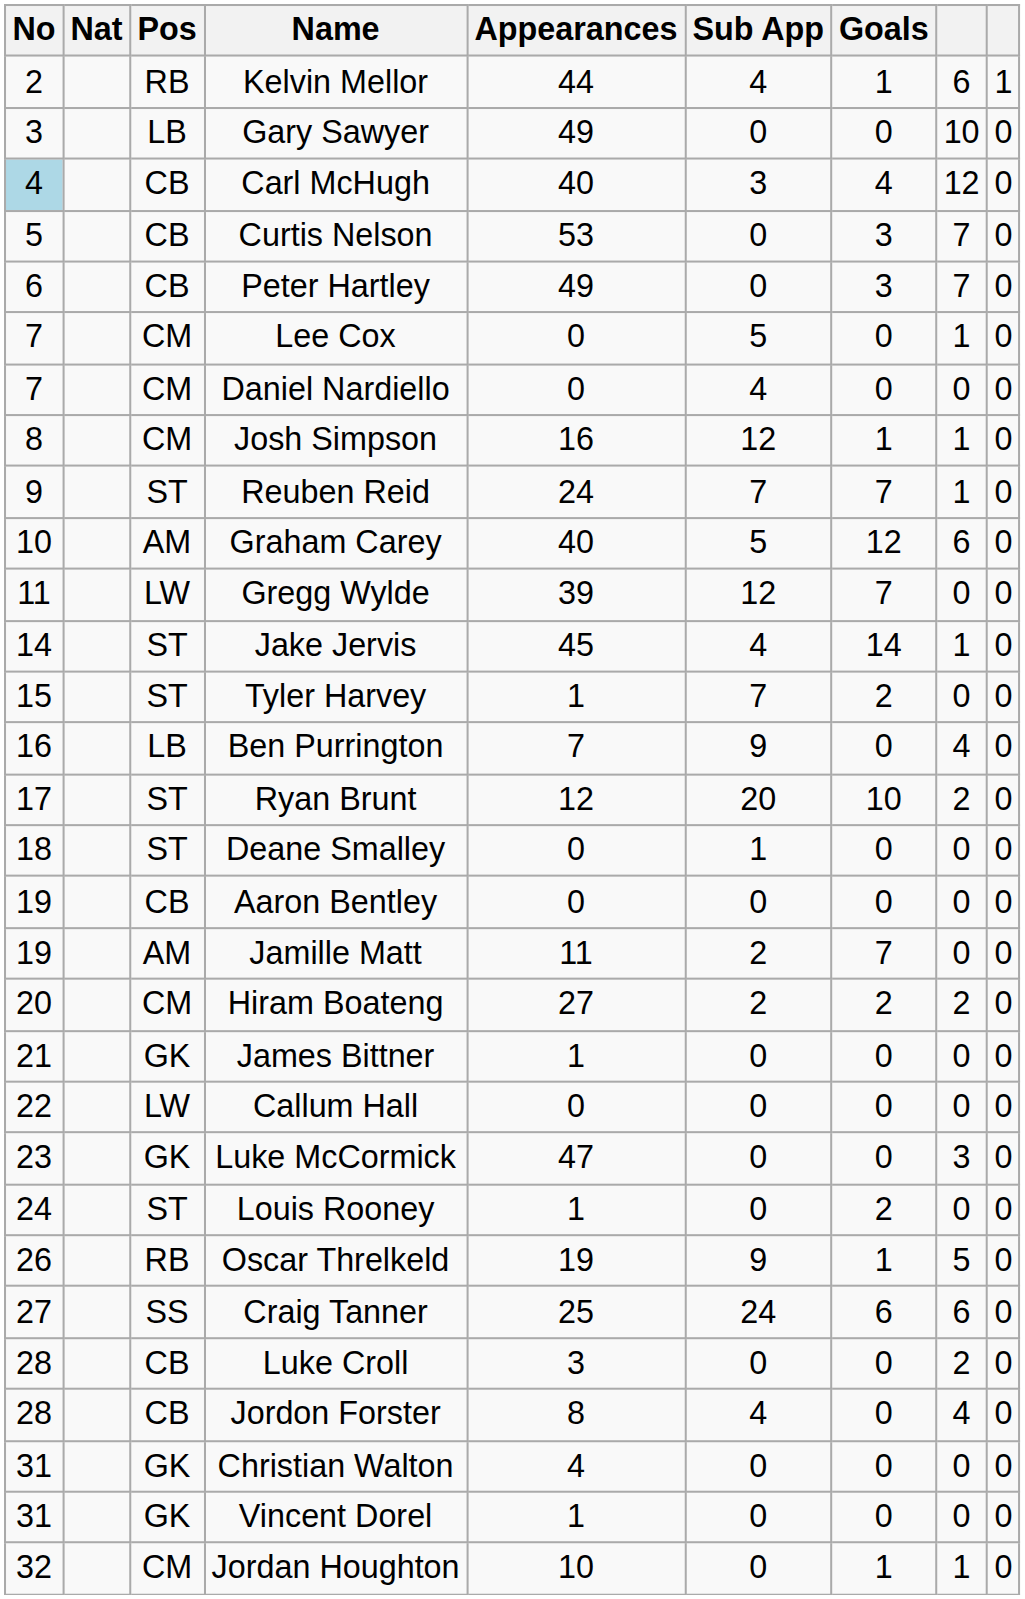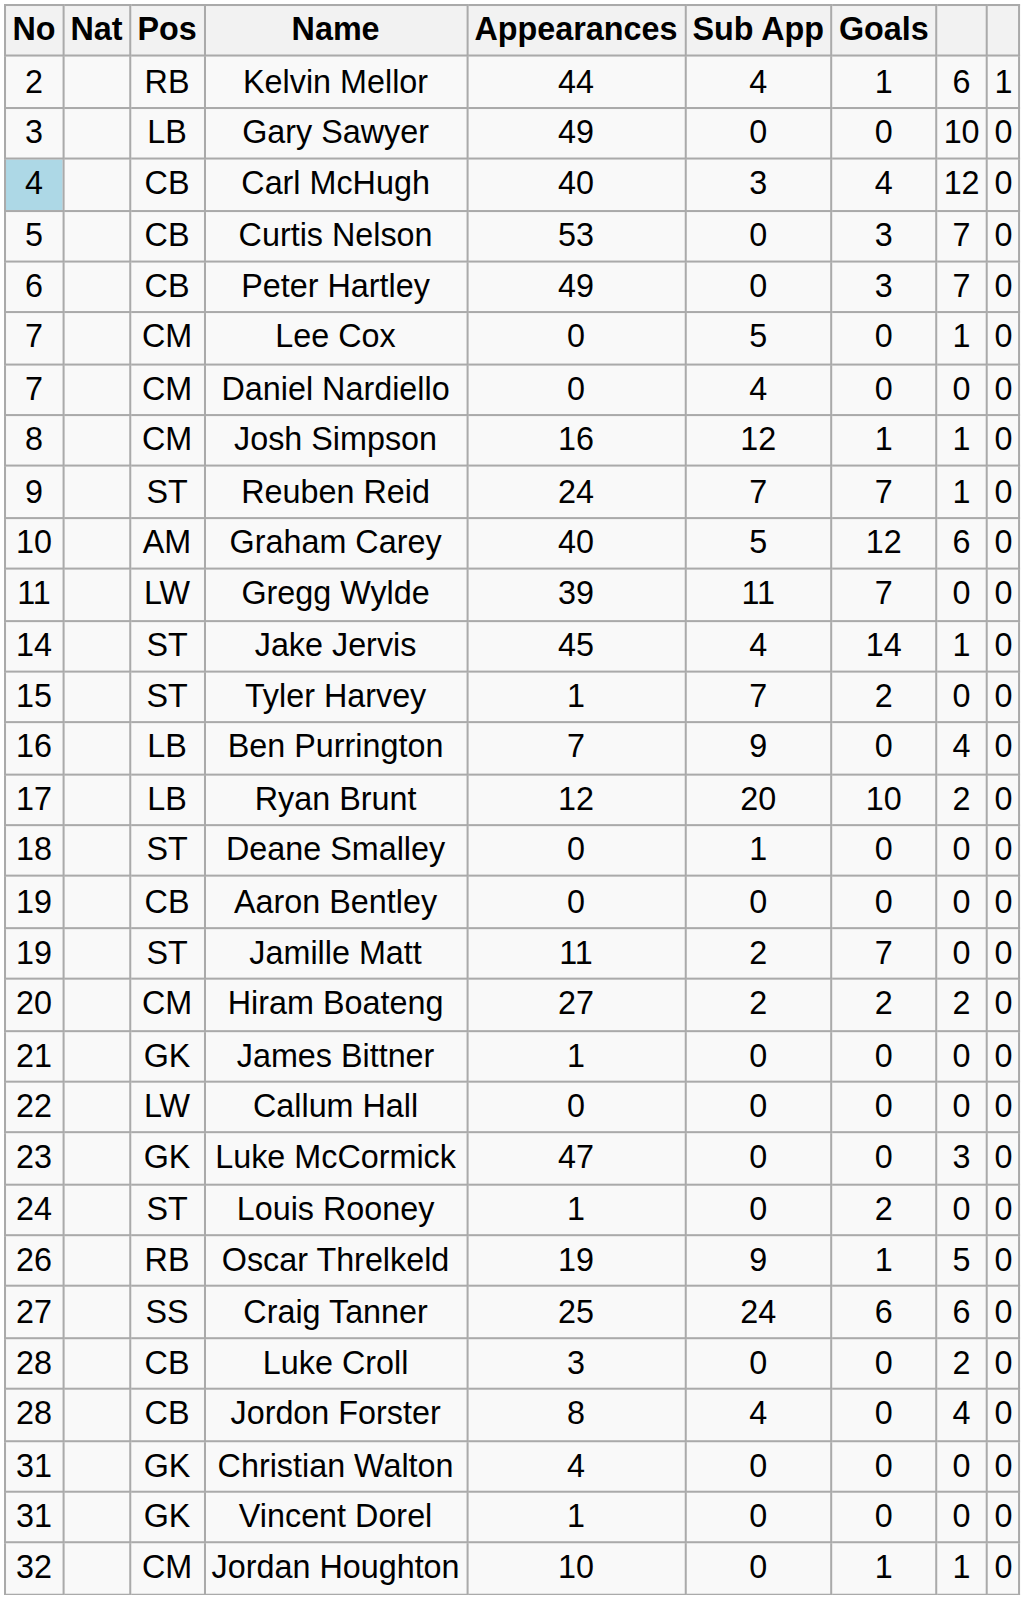(758, 593) 12 -> (758, 593) 11
(167, 798) ST -> (167, 798) LB
(167, 952) AM -> (167, 952) ST
